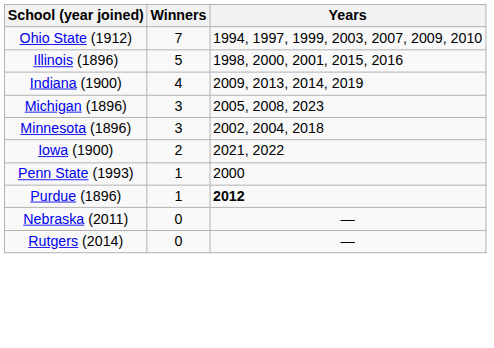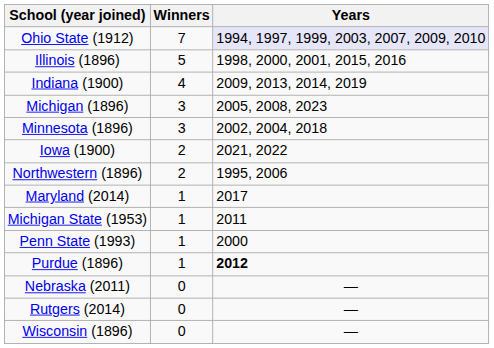(348, 38) no background -> (351, 38) lavender background
+ row: (77, 173)
+ row: (77, 196)
+ row: (77, 219)
+ row: (77, 331)
